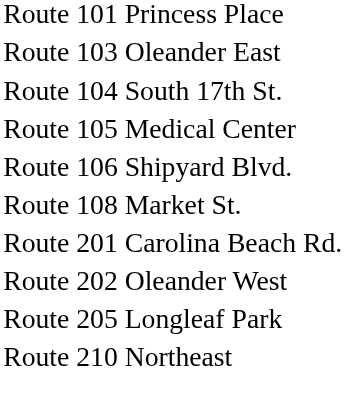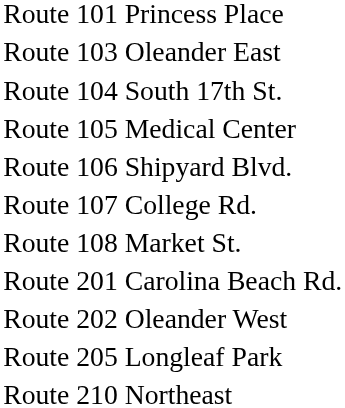+ row: (60, 204)
